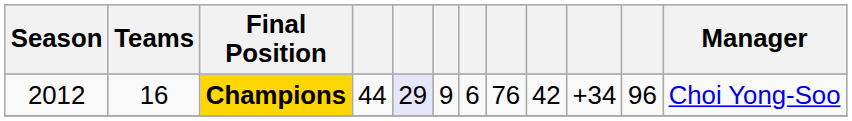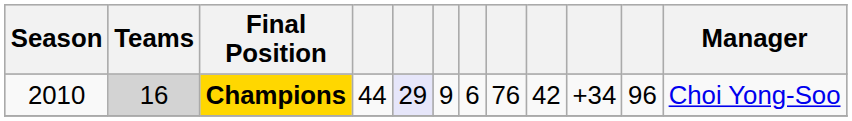(57, 94) 2012 -> (57, 94) 2010
(154, 94) no background -> (154, 94) lightgrey background
